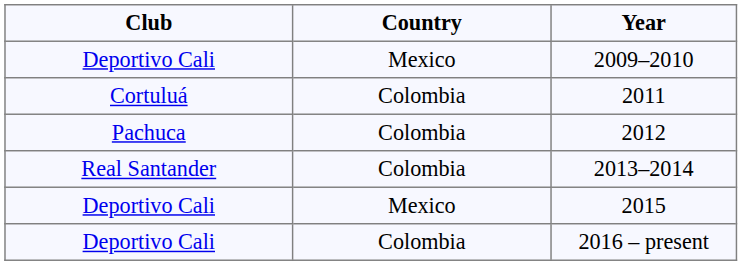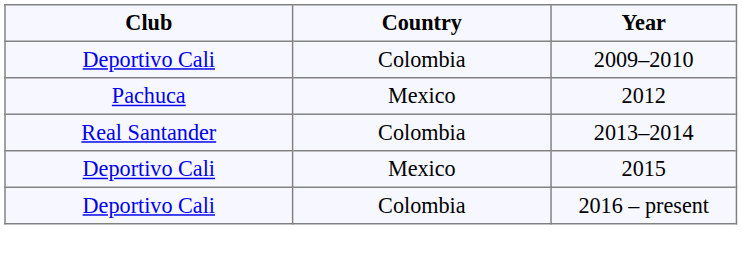(422, 59) Mexico -> (422, 59) Colombia
- row: (644, 95)
(422, 132) Colombia -> (422, 95) Mexico
